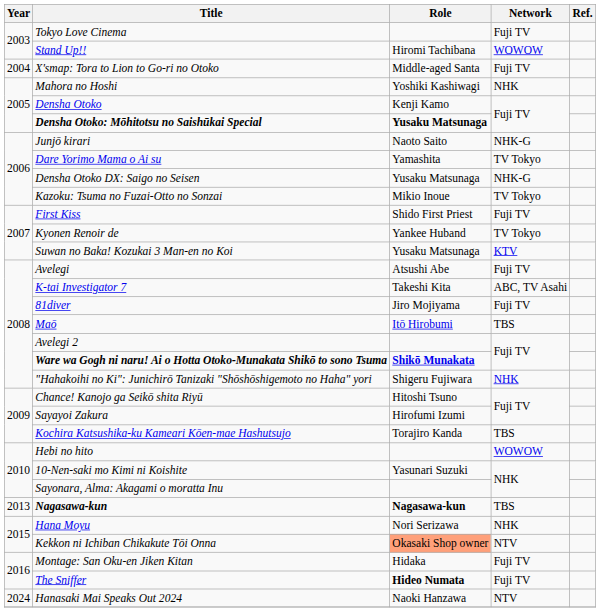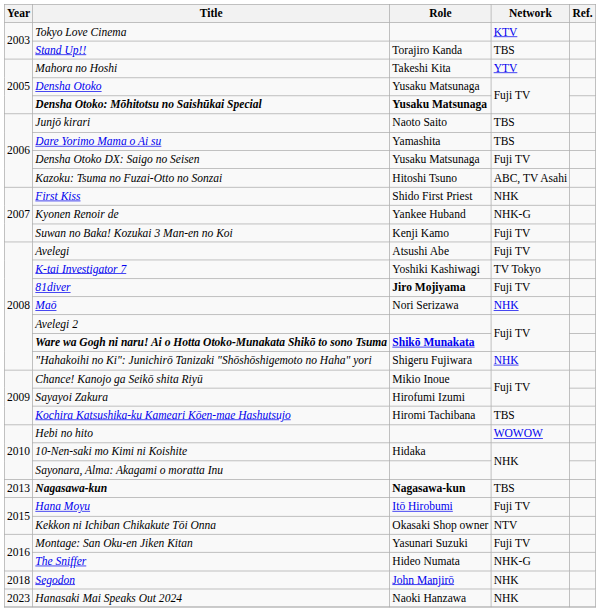(512, 31) Fuji TV -> (505, 31) KTV
(434, 50) Hiromi Tachibana -> (427, 50) Torajiro Kanda
(518, 50) WOWOW -> (504, 50) TBS
- row: (127, 68)
(436, 86) Yoshiki Kashiwagi -> (422, 68) Takeshi Kita
(506, 86) NHK -> (505, 68) YTV
(421, 104) Kenji Kamo -> (436, 86) Yusaku Matsunaga
(512, 141) NHK-G -> (504, 123) TBS
(517, 159) TV Tokyo -> (504, 141) TBS
(512, 178) NHK-G -> (512, 159) Fuji TV
(421, 196) Mikio Inoue -> (425, 178) Hitoshi Tsuno
(517, 196) TV Tokyo -> (530, 178) ABC, TV Asahi
(512, 214) Fuji TV -> (506, 196) NHK
(517, 232) TV Tokyo -> (512, 214) NHK-G
(436, 251) Yusaku Matsunaga -> (421, 232) Kenji Kamo
(505, 251) KTV -> (512, 232) Fuji TV
(422, 287) Takeshi Kita -> (436, 269) Yoshiki Kashiwagi
(530, 287) ABC, TV Asahi -> (517, 269) TV Tokyo
(426, 305) normal -> (429, 287) bold
(423, 324) Itō Hirobumi -> (425, 305) Nori Serizawa
(504, 324) TBS -> (506, 305) NHK
(425, 397) Hitoshi Tsuno -> (421, 379) Mikio Inoue
(427, 433) Torajiro Kanda -> (434, 415) Hiromi Tachibana
(430, 470) Yasunari Suzuki -> (409, 452) Hidaka
(425, 525) Nori Serizawa -> (423, 506) Itō Hirobumi
(506, 525) NHK -> (512, 506) Fuji TV
(440, 543) lightsalmon background -> (440, 525) no background
(409, 561) Hidaka -> (430, 543) Yasunari Suzuki
(428, 580) bold -> (426, 561) normal
(512, 580) Fuji TV -> (512, 561) NHK-G
+ row: (55, 580)
(19, 598) 2024 -> (19, 598) 2023
(505, 598) NTV -> (506, 598) NHK
